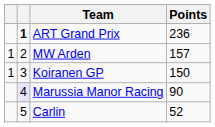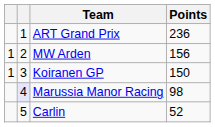(24, 33) bold -> (24, 33) normal
(180, 53) 157 -> (180, 53) 156
(176, 92) 90 -> (176, 92) 98
